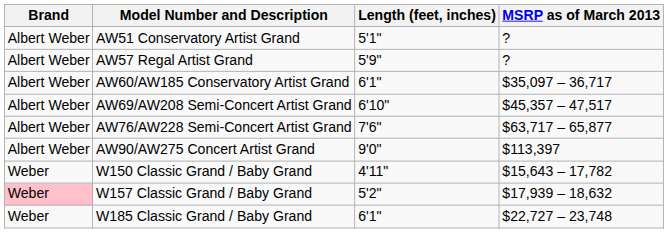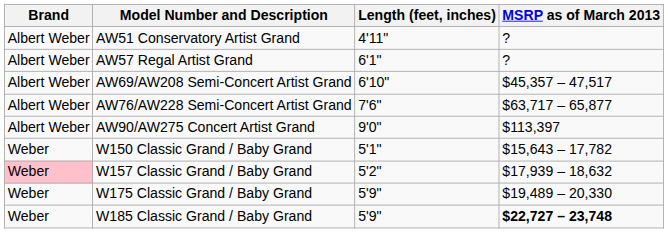(370, 37) 5'1" -> (373, 37) 4'11"
(370, 60) 5'9" -> (370, 60) 6'1"
- row: (223, 82)
(373, 171) 4'11" -> (370, 149) 5'1"
+ row: (204, 194)
(370, 216) 6'1" -> (370, 216) 5'9"
(557, 216) normal -> (557, 216) bold
